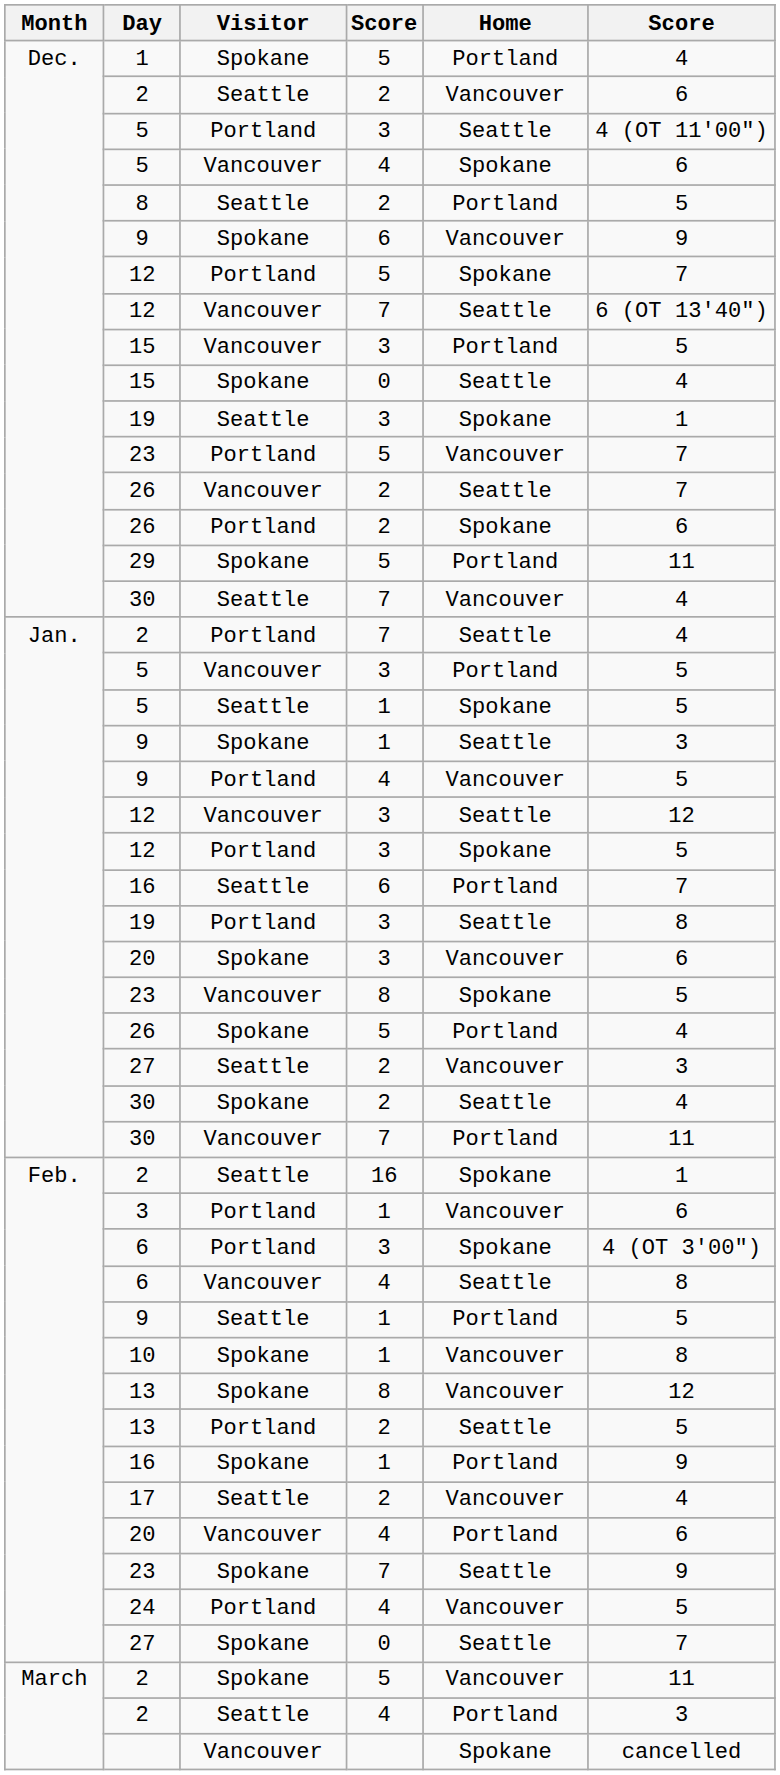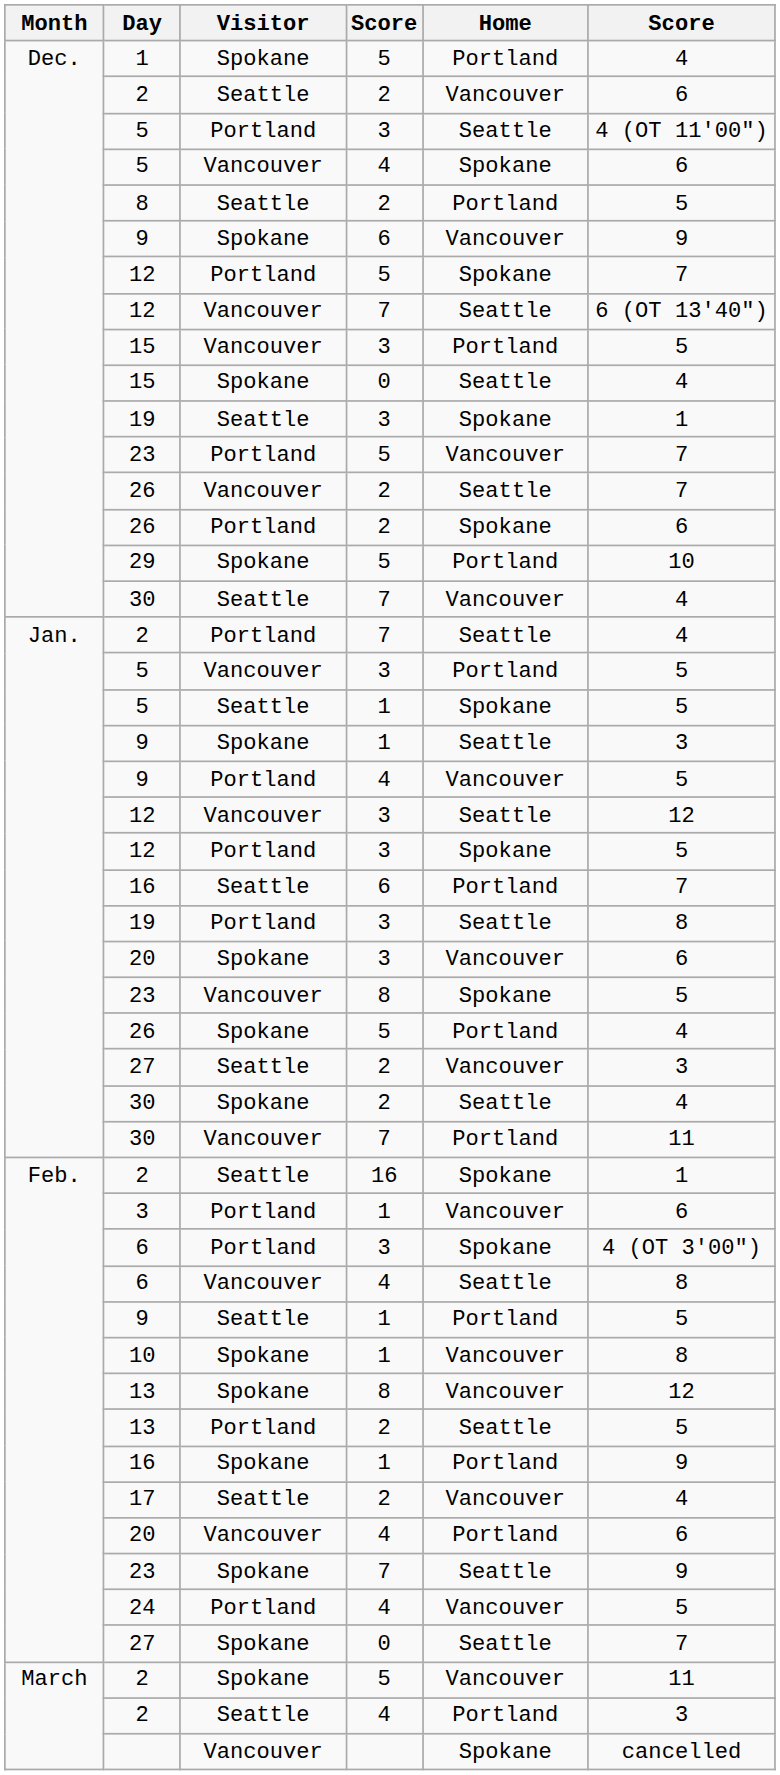(682, 563) 11 -> (682, 563) 10
